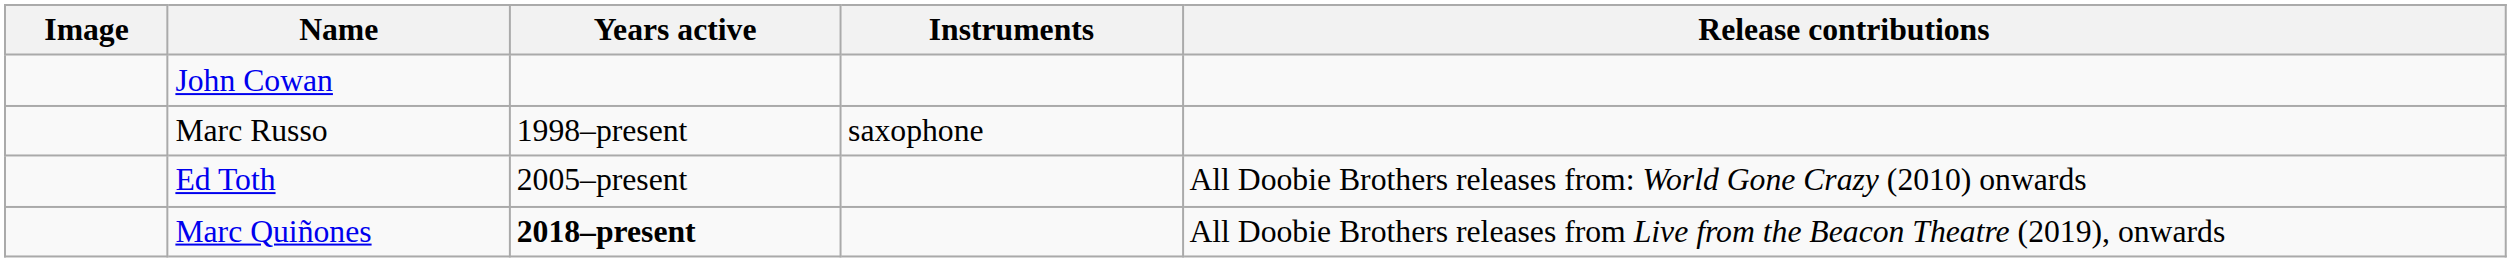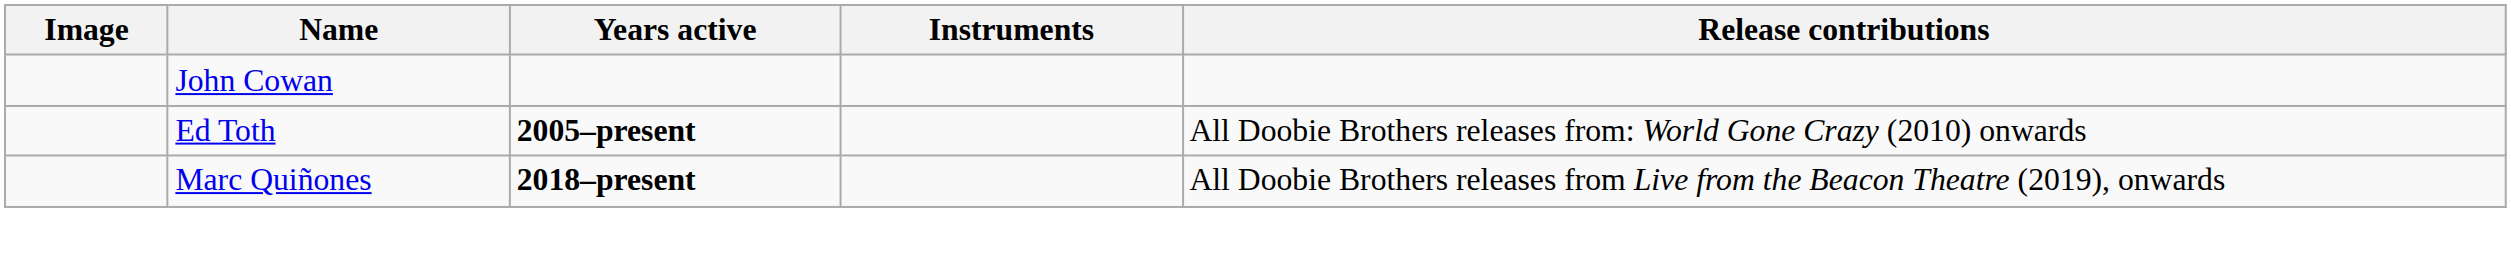- row: (252, 130)
(602, 180) normal -> (606, 130) bold
